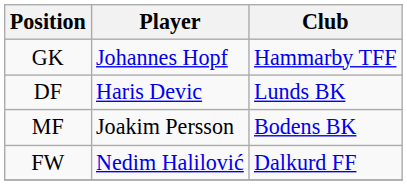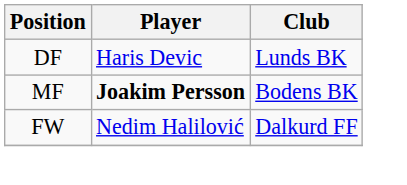- row: (48, 57)
(165, 127) normal -> (171, 92) bold
